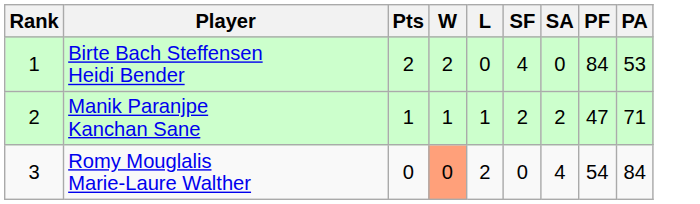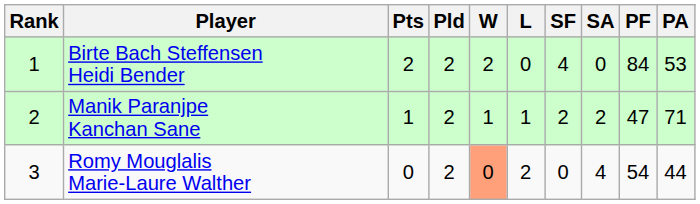+ column: (449, 21)
(635, 173) 84 -> (675, 173) 44
